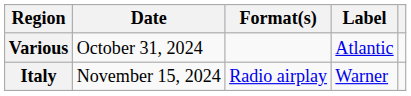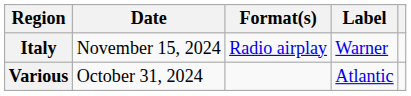rows swapped: (39, 47) <-> (39, 76)
